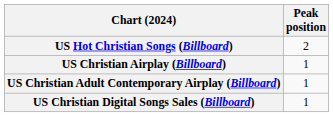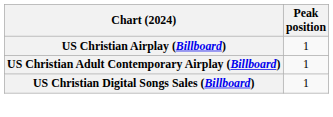- row: (144, 45)
